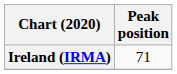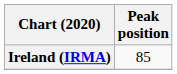(143, 57) 71 -> (143, 57) 85
